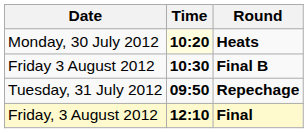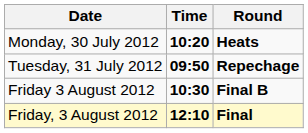(190, 41) lightyellow background -> (190, 41) no background
rows swapped: (85, 90) <-> (81, 66)
